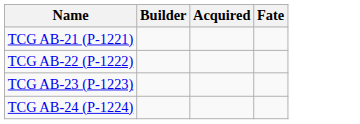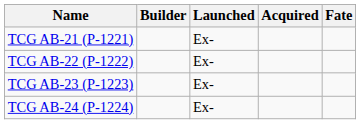+ column: (224, 15)
